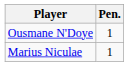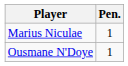rows swapped: (50, 33) <-> (45, 52)
